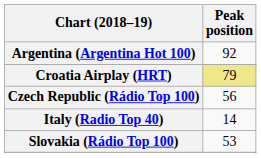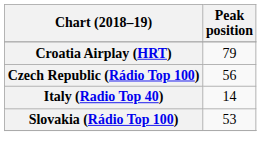- row: (104, 53)
(229, 75) khaki background -> (229, 53) no background
